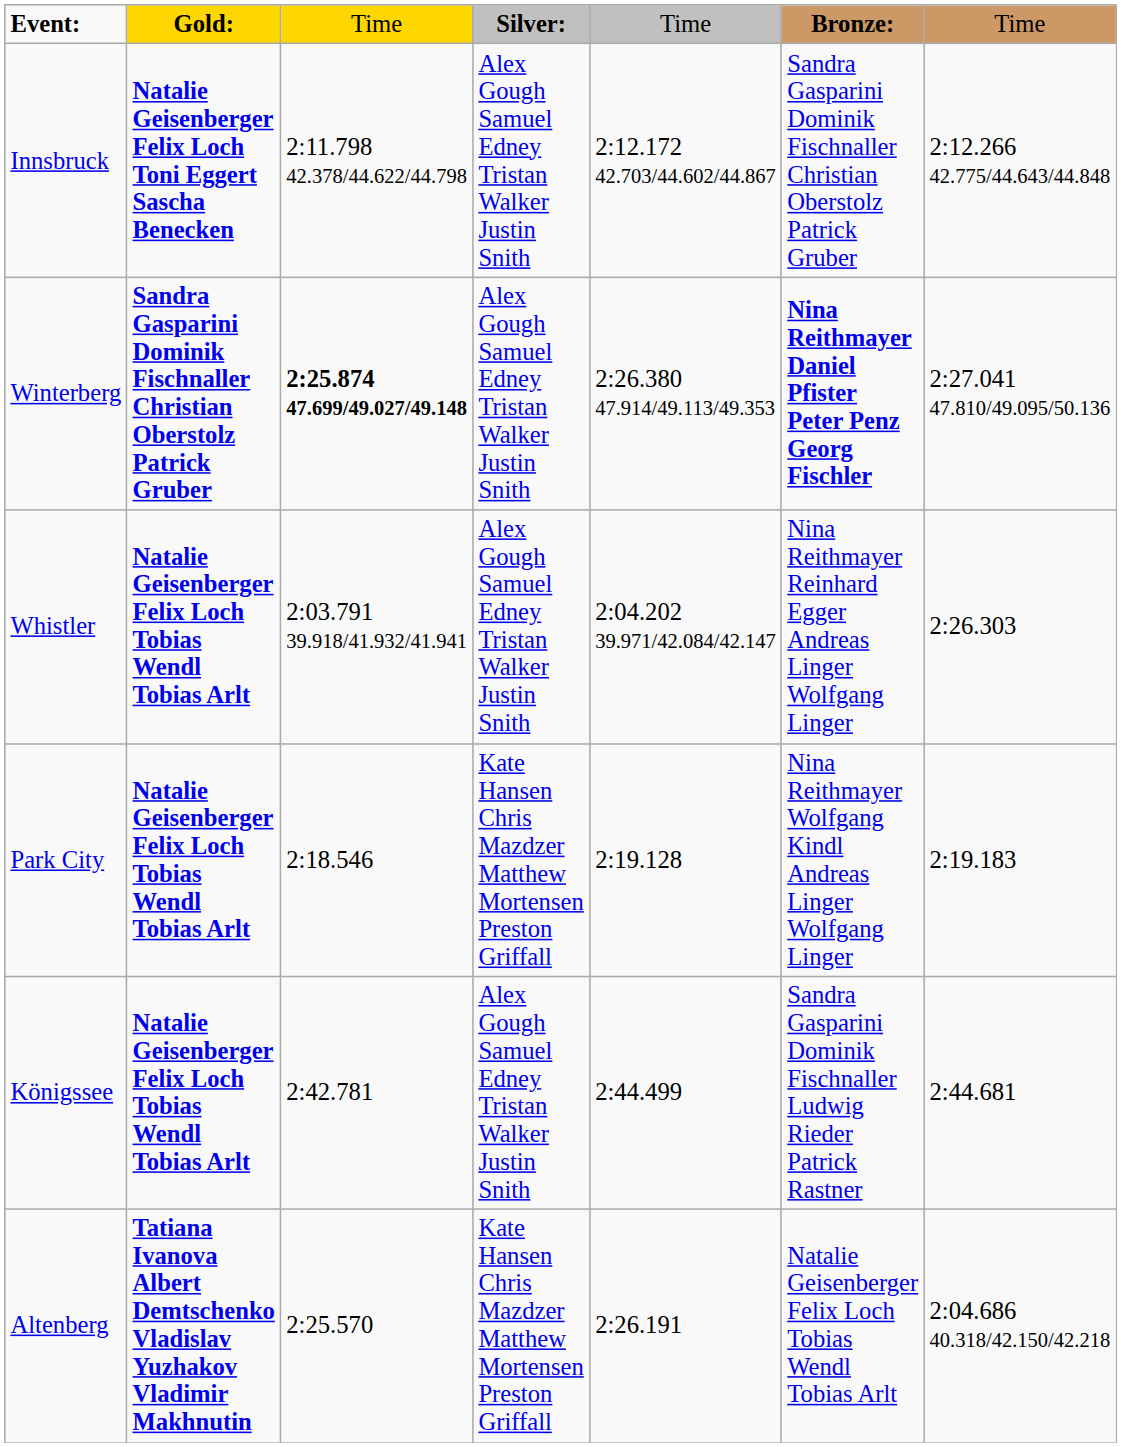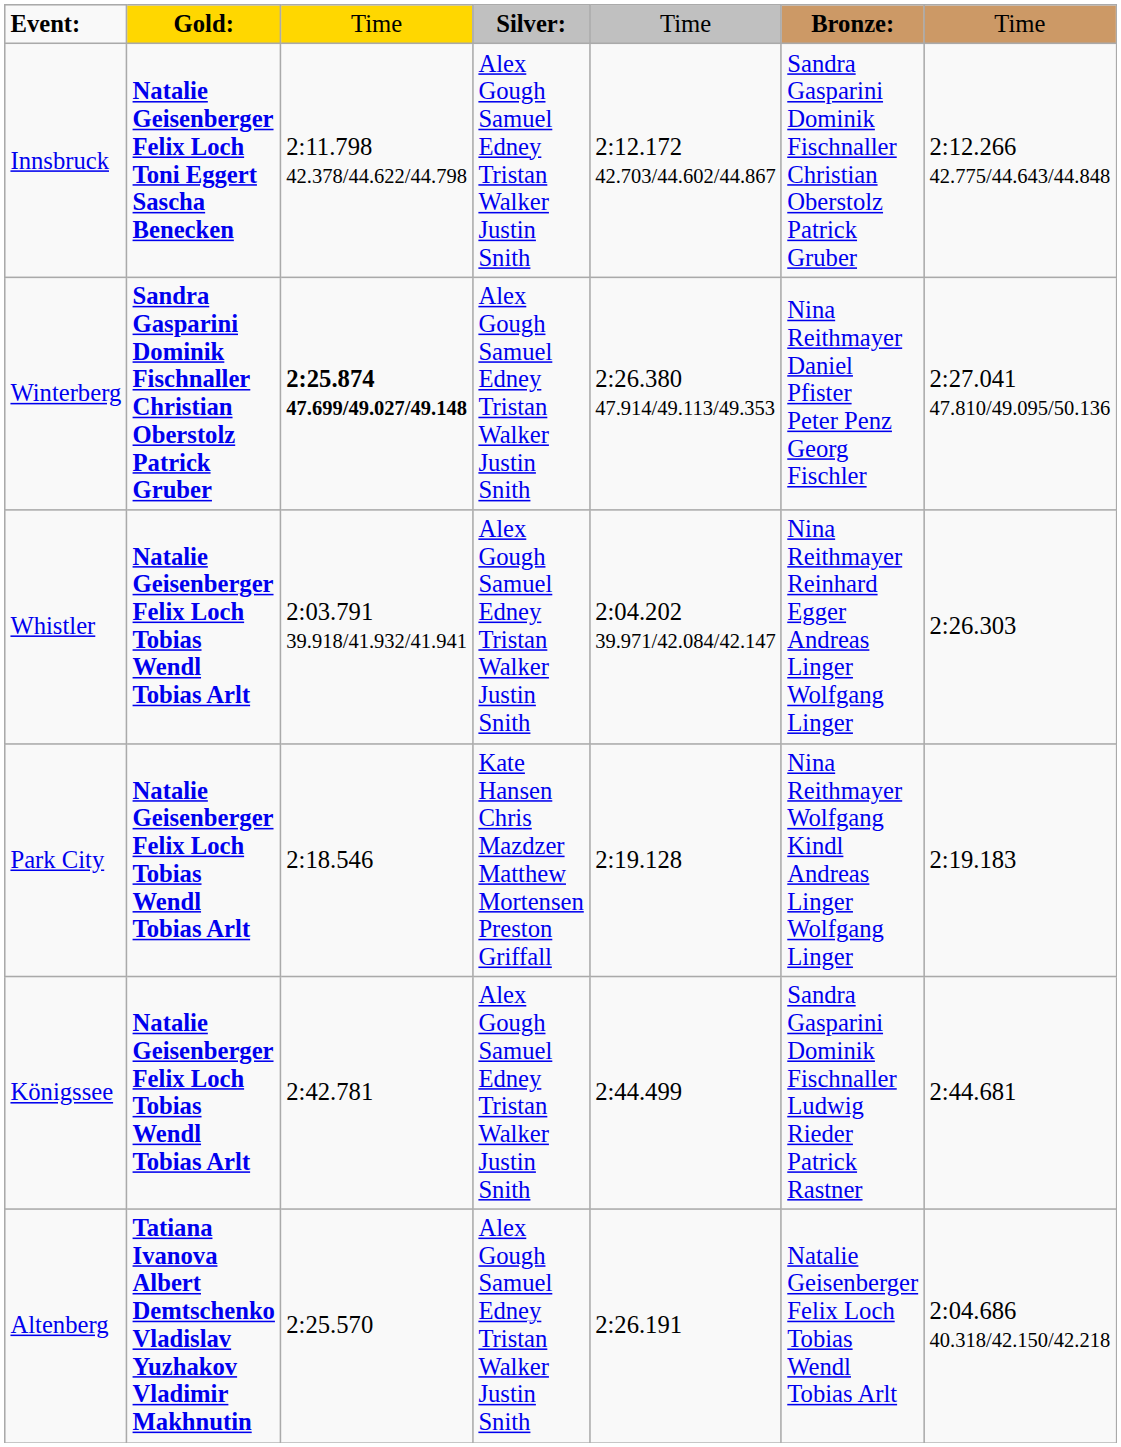(850, 393) bold -> (845, 393) normal
(531, 1325) Kate Hansen Chris Mazdzer Matthew Mortensen Preston Griffall -> (515, 1325) Alex Gough Samuel Edney Tristan Walker Justin Snith
